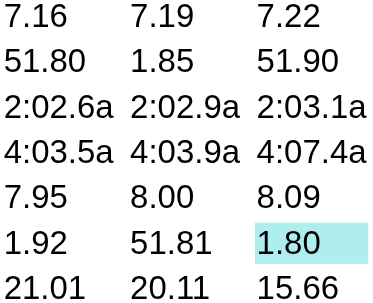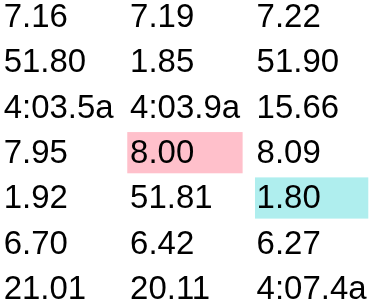- row: (59, 106)
(312, 152) 4:07.4a -> (298, 106) 15.66
(162, 197) no background -> (162, 152) pink background
+ row: (36, 242)
(298, 288) 15.66 -> (312, 288) 4:07.4a
